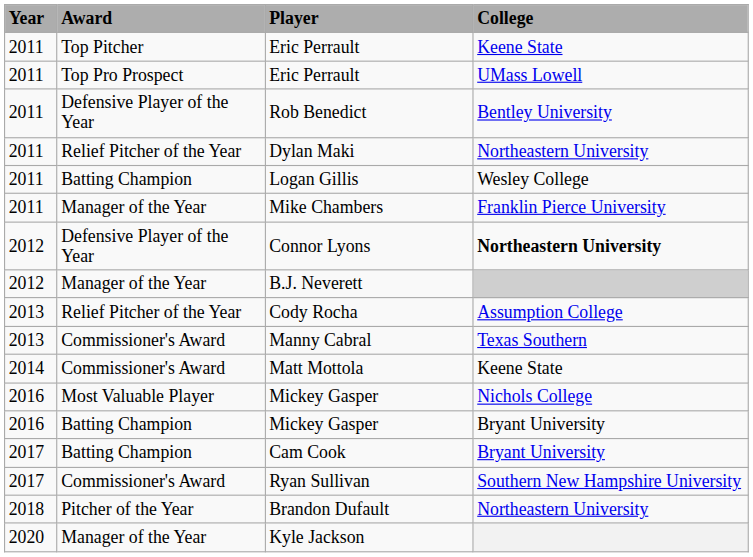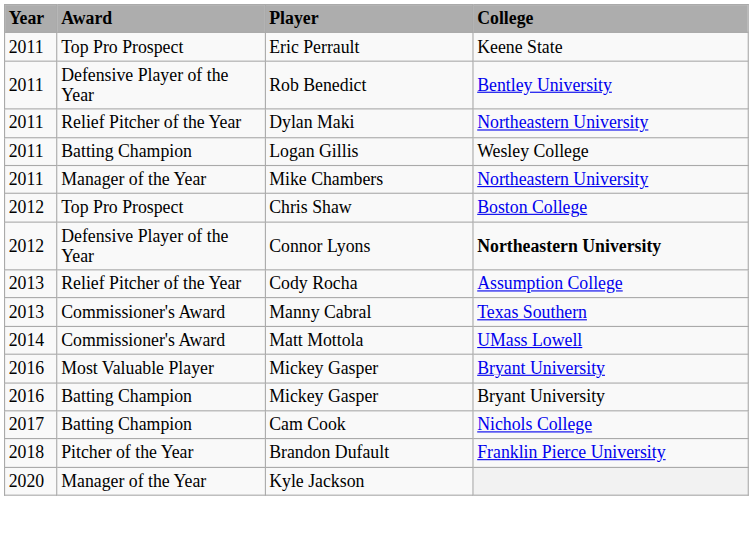- row: (102, 46)
(530, 74) UMass Lowell -> (520, 46) Keene State
(571, 207) Franklin Pierce University -> (563, 179) Northeastern University
+ row: (122, 207)
- row: (134, 283)
(520, 368) Keene State -> (530, 340) UMass Lowell
(535, 396) Nichols College -> (541, 368) Bryant University
(541, 452) Bryant University -> (535, 424) Nichols College
- row: (143, 481)
(563, 509) Northeastern University -> (571, 452) Franklin Pierce University
